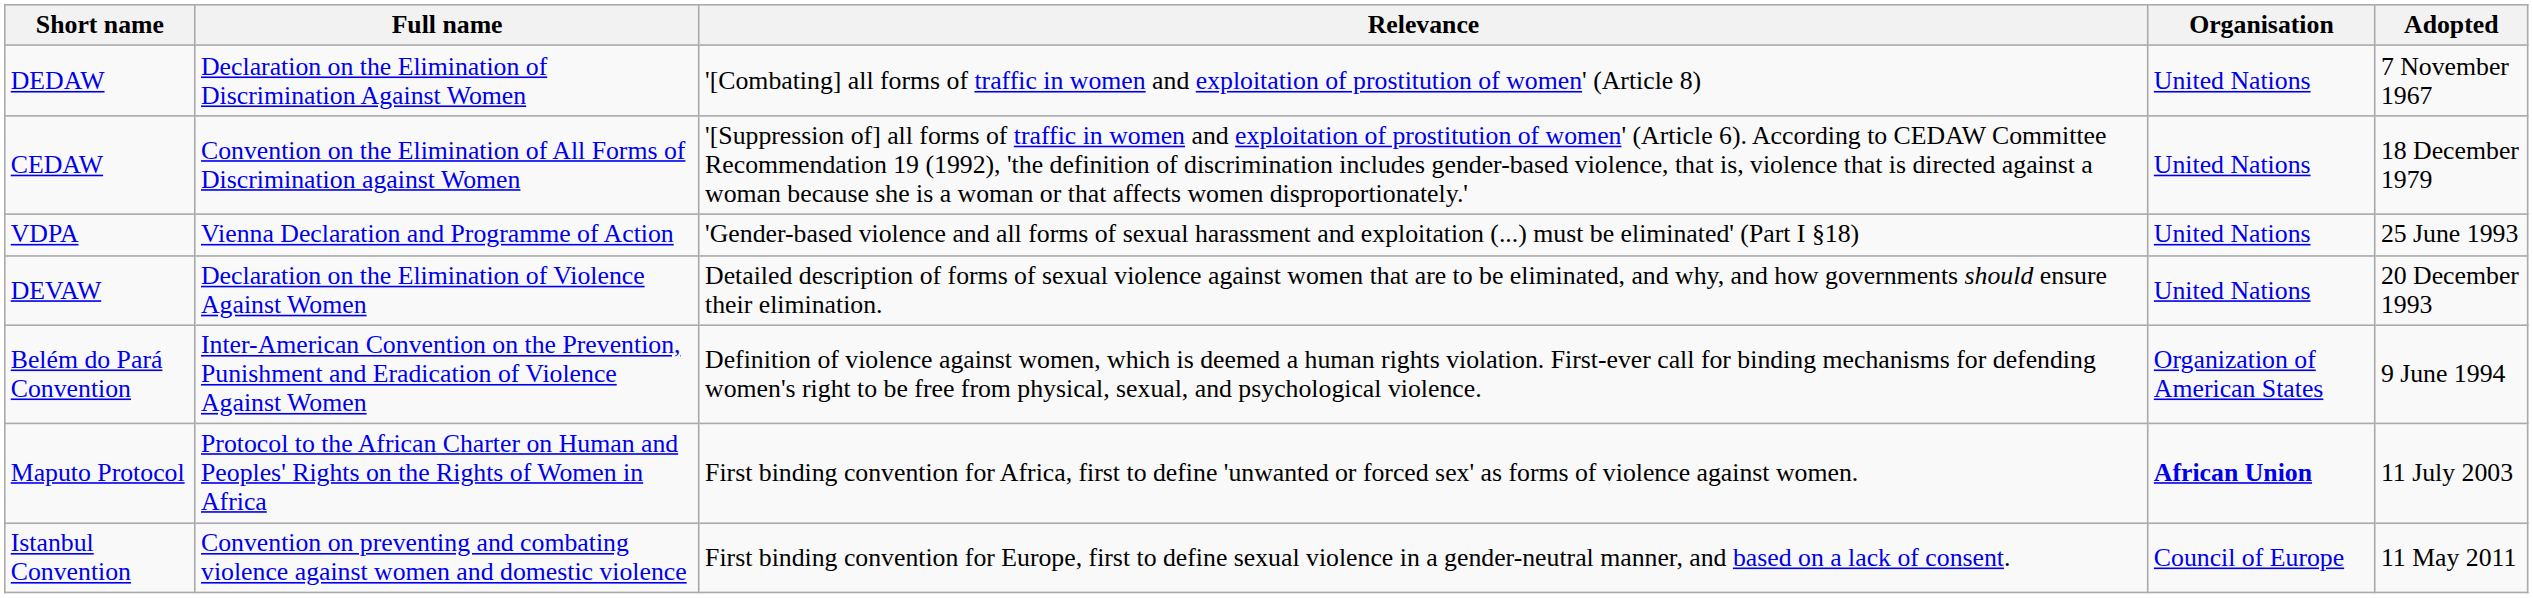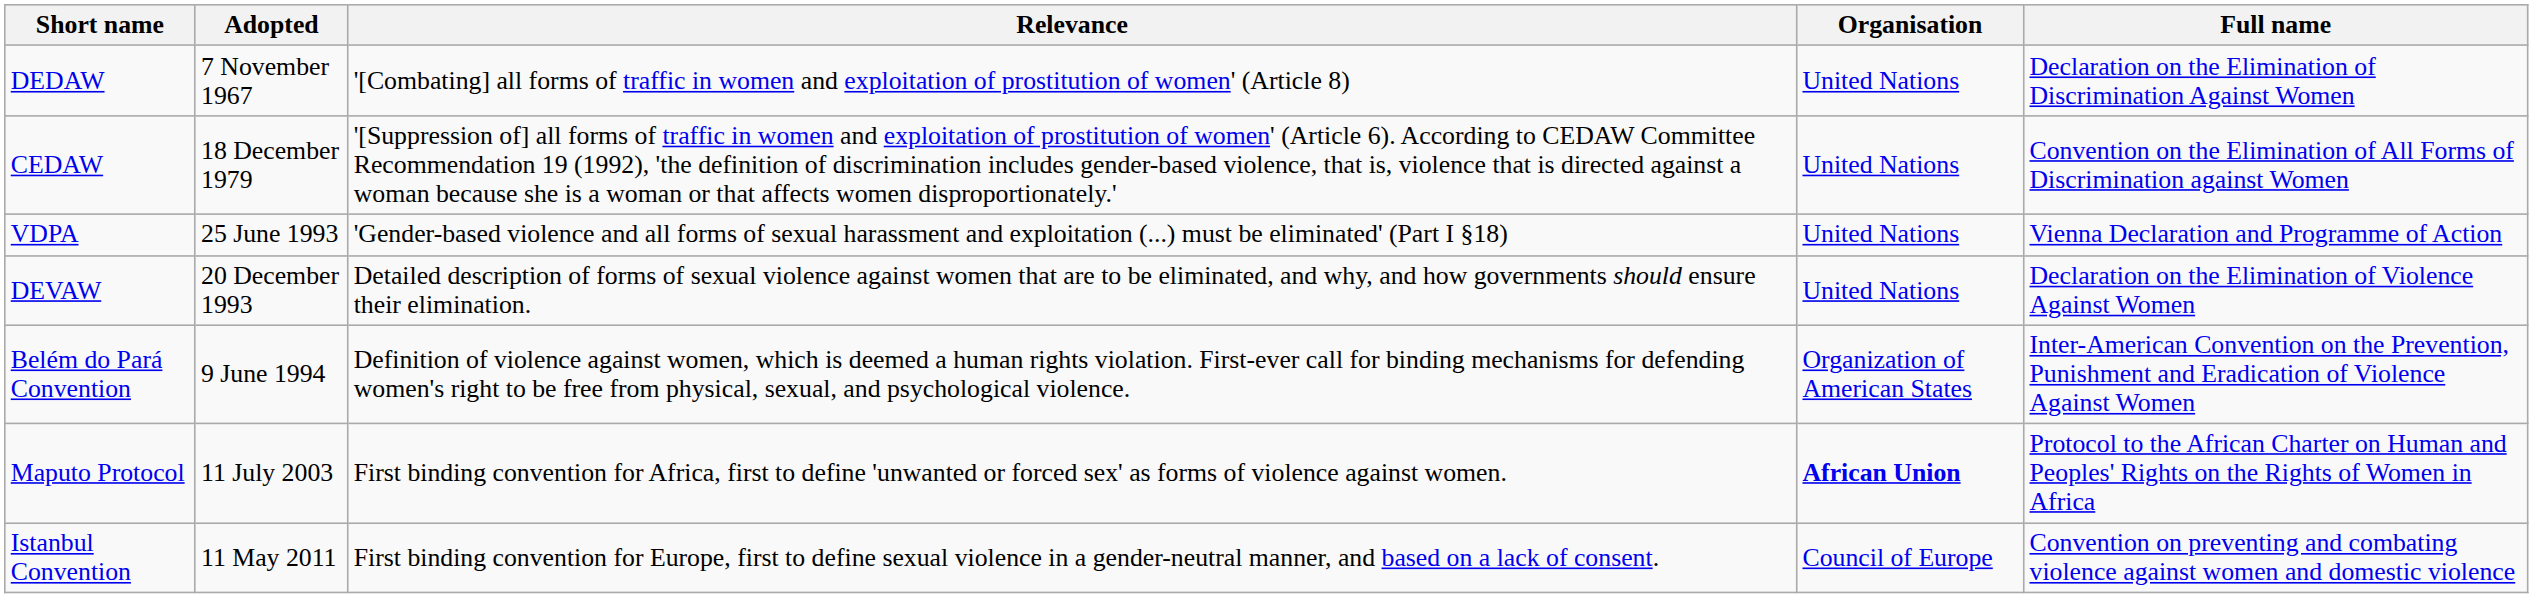columns swapped: (447, 24) <-> (2451, 24)
